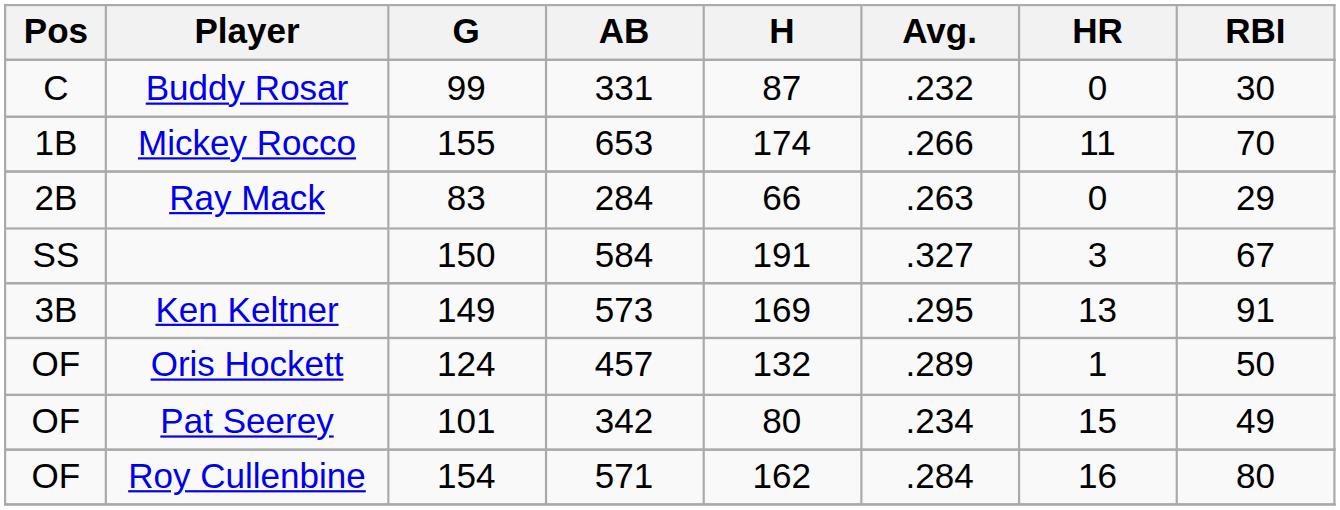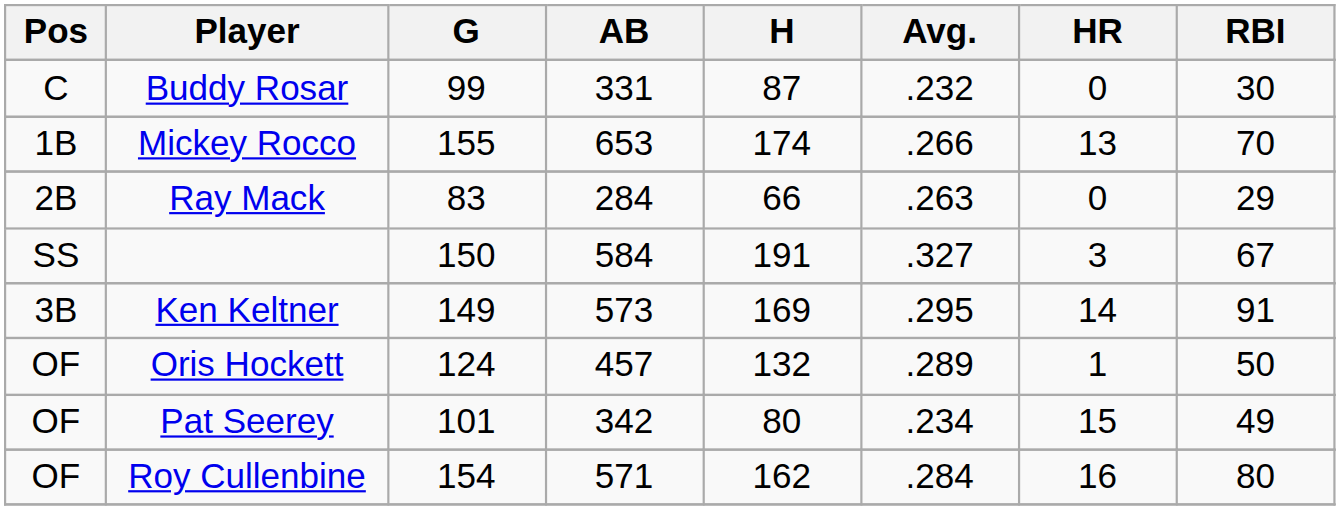(1097, 143) 11 -> (1097, 143) 13
(1097, 310) 13 -> (1097, 310) 14
